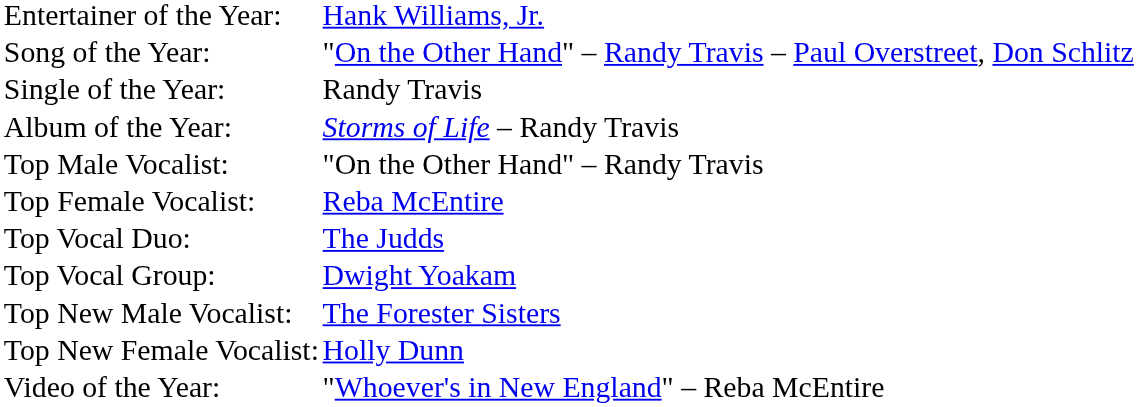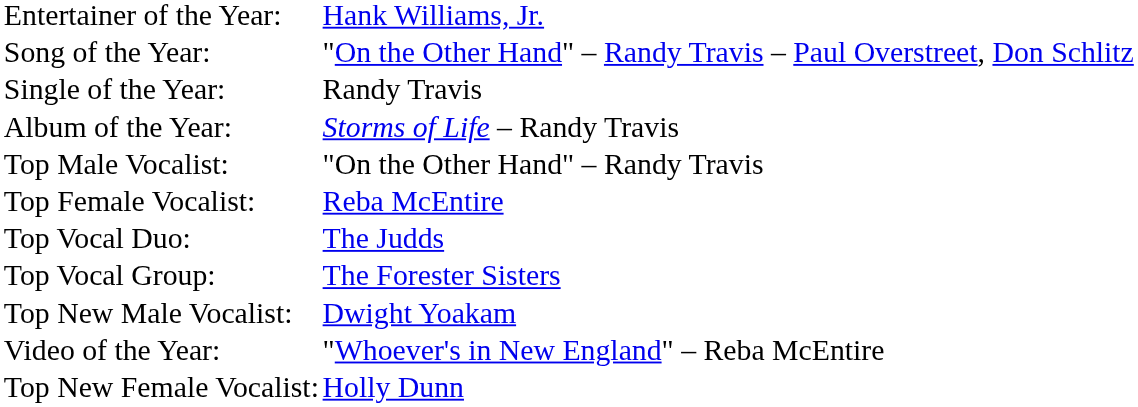(419, 275) Dwight Yoakam -> (442, 275) The Forester Sisters
(442, 312) The Forester Sisters -> (419, 312) Dwight Yoakam
rows swapped: (161, 349) <-> (112, 387)
